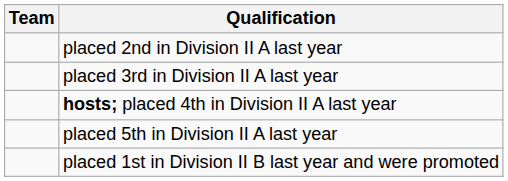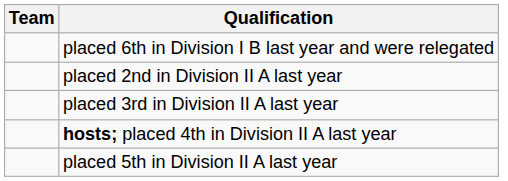+ row: (279, 47)
- row: (281, 162)
